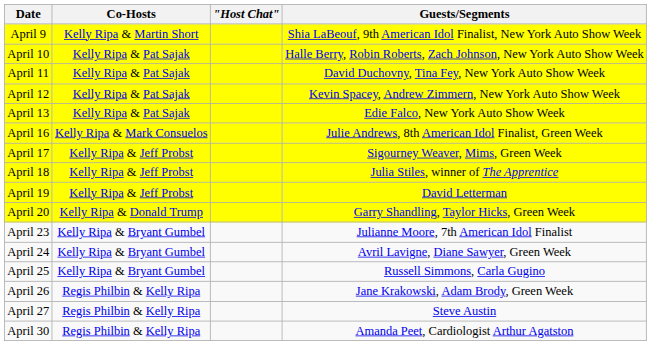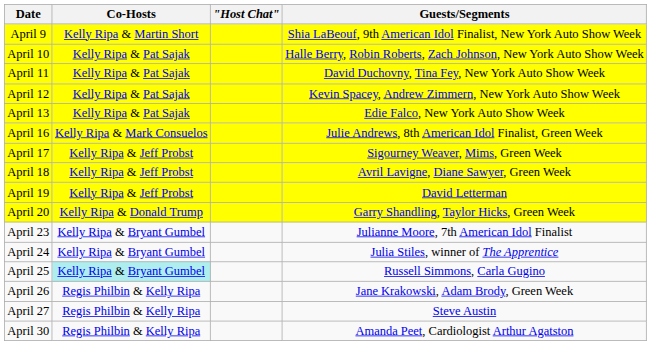(464, 172) Julia Stiles, winner of The Apprentice -> (464, 172) Avril Lavigne, Diane Sawyer, Green Week
(464, 251) Avril Lavigne, Diane Sawyer, Green Week -> (464, 251) Julia Stiles, winner of The Apprentice
(131, 271) no background -> (131, 271) paleturquoise background
